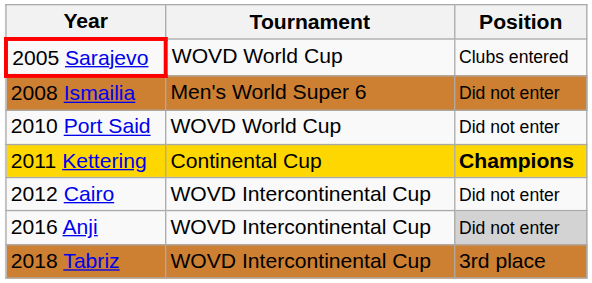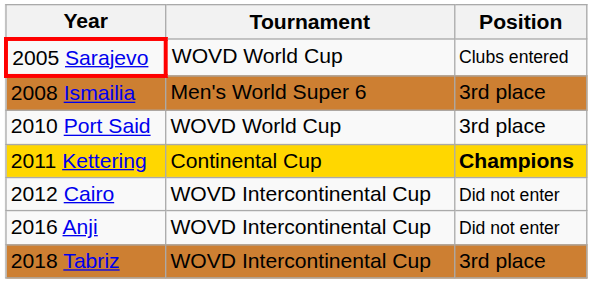(509, 93) Did not enter -> (502, 92) 3rd place
(509, 128) Did not enter -> (502, 127) 3rd place
(509, 228) lightgrey background -> (509, 228) no background
